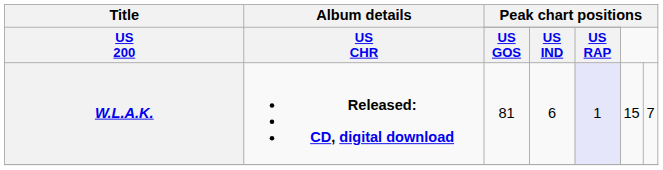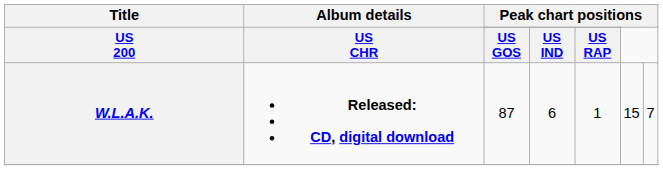(507, 113) 81 -> (507, 113) 87
(597, 113) lavender background -> (597, 113) no background
